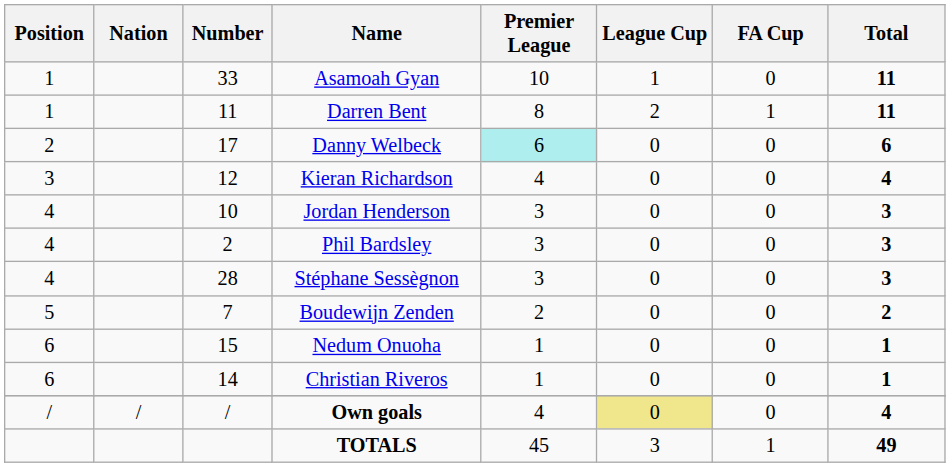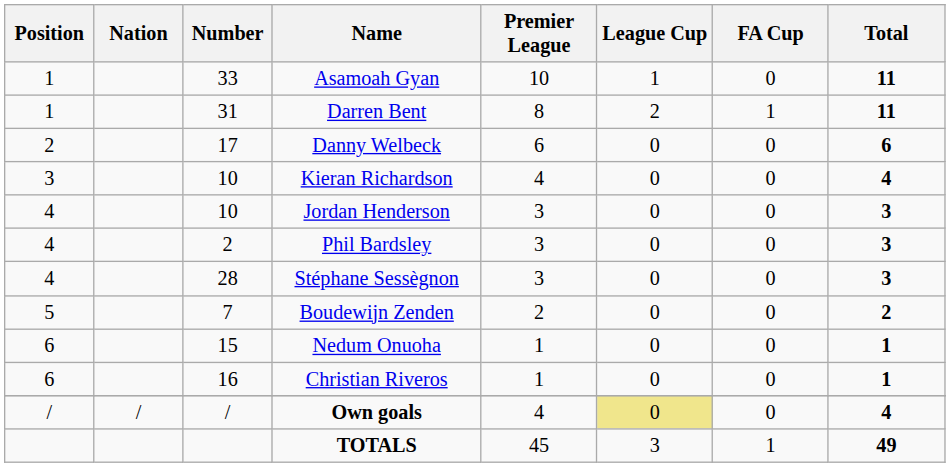(228, 111) 11 -> (228, 111) 31
(539, 145) paleturquoise background -> (539, 145) no background
(228, 178) 12 -> (228, 178) 10
(228, 378) 14 -> (228, 378) 16
